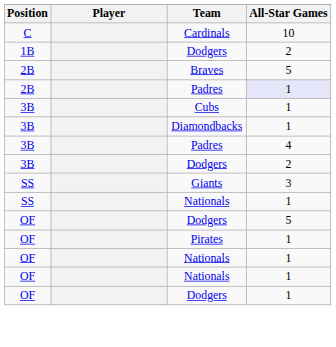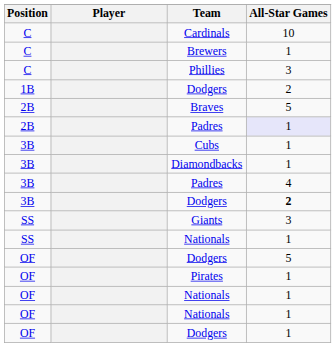+ row: (27, 51)
+ row: (27, 70)
(288, 164) normal -> (288, 201) bold
